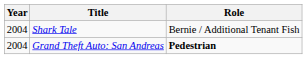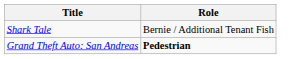- column: (17, 12)
